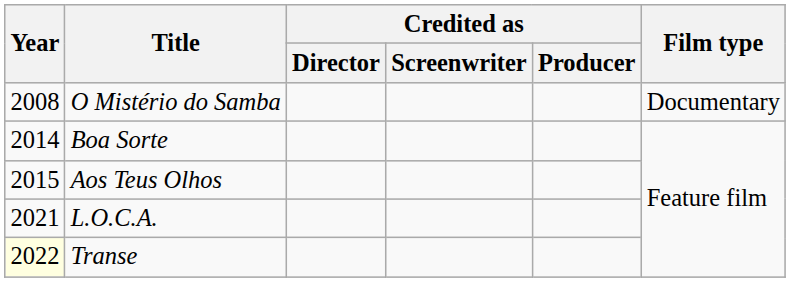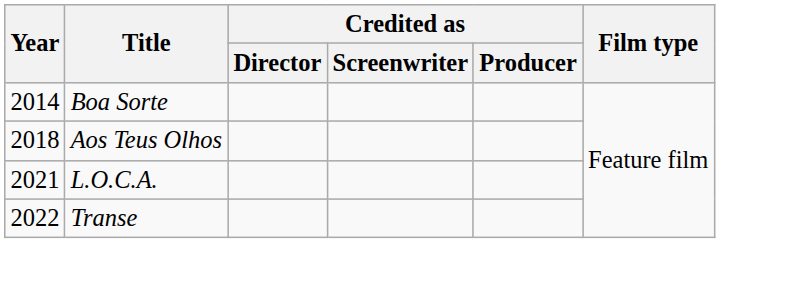- row: (176, 101)
(35, 179) 2015 -> (35, 140) 2018
(35, 256) lightyellow background -> (35, 218) no background
